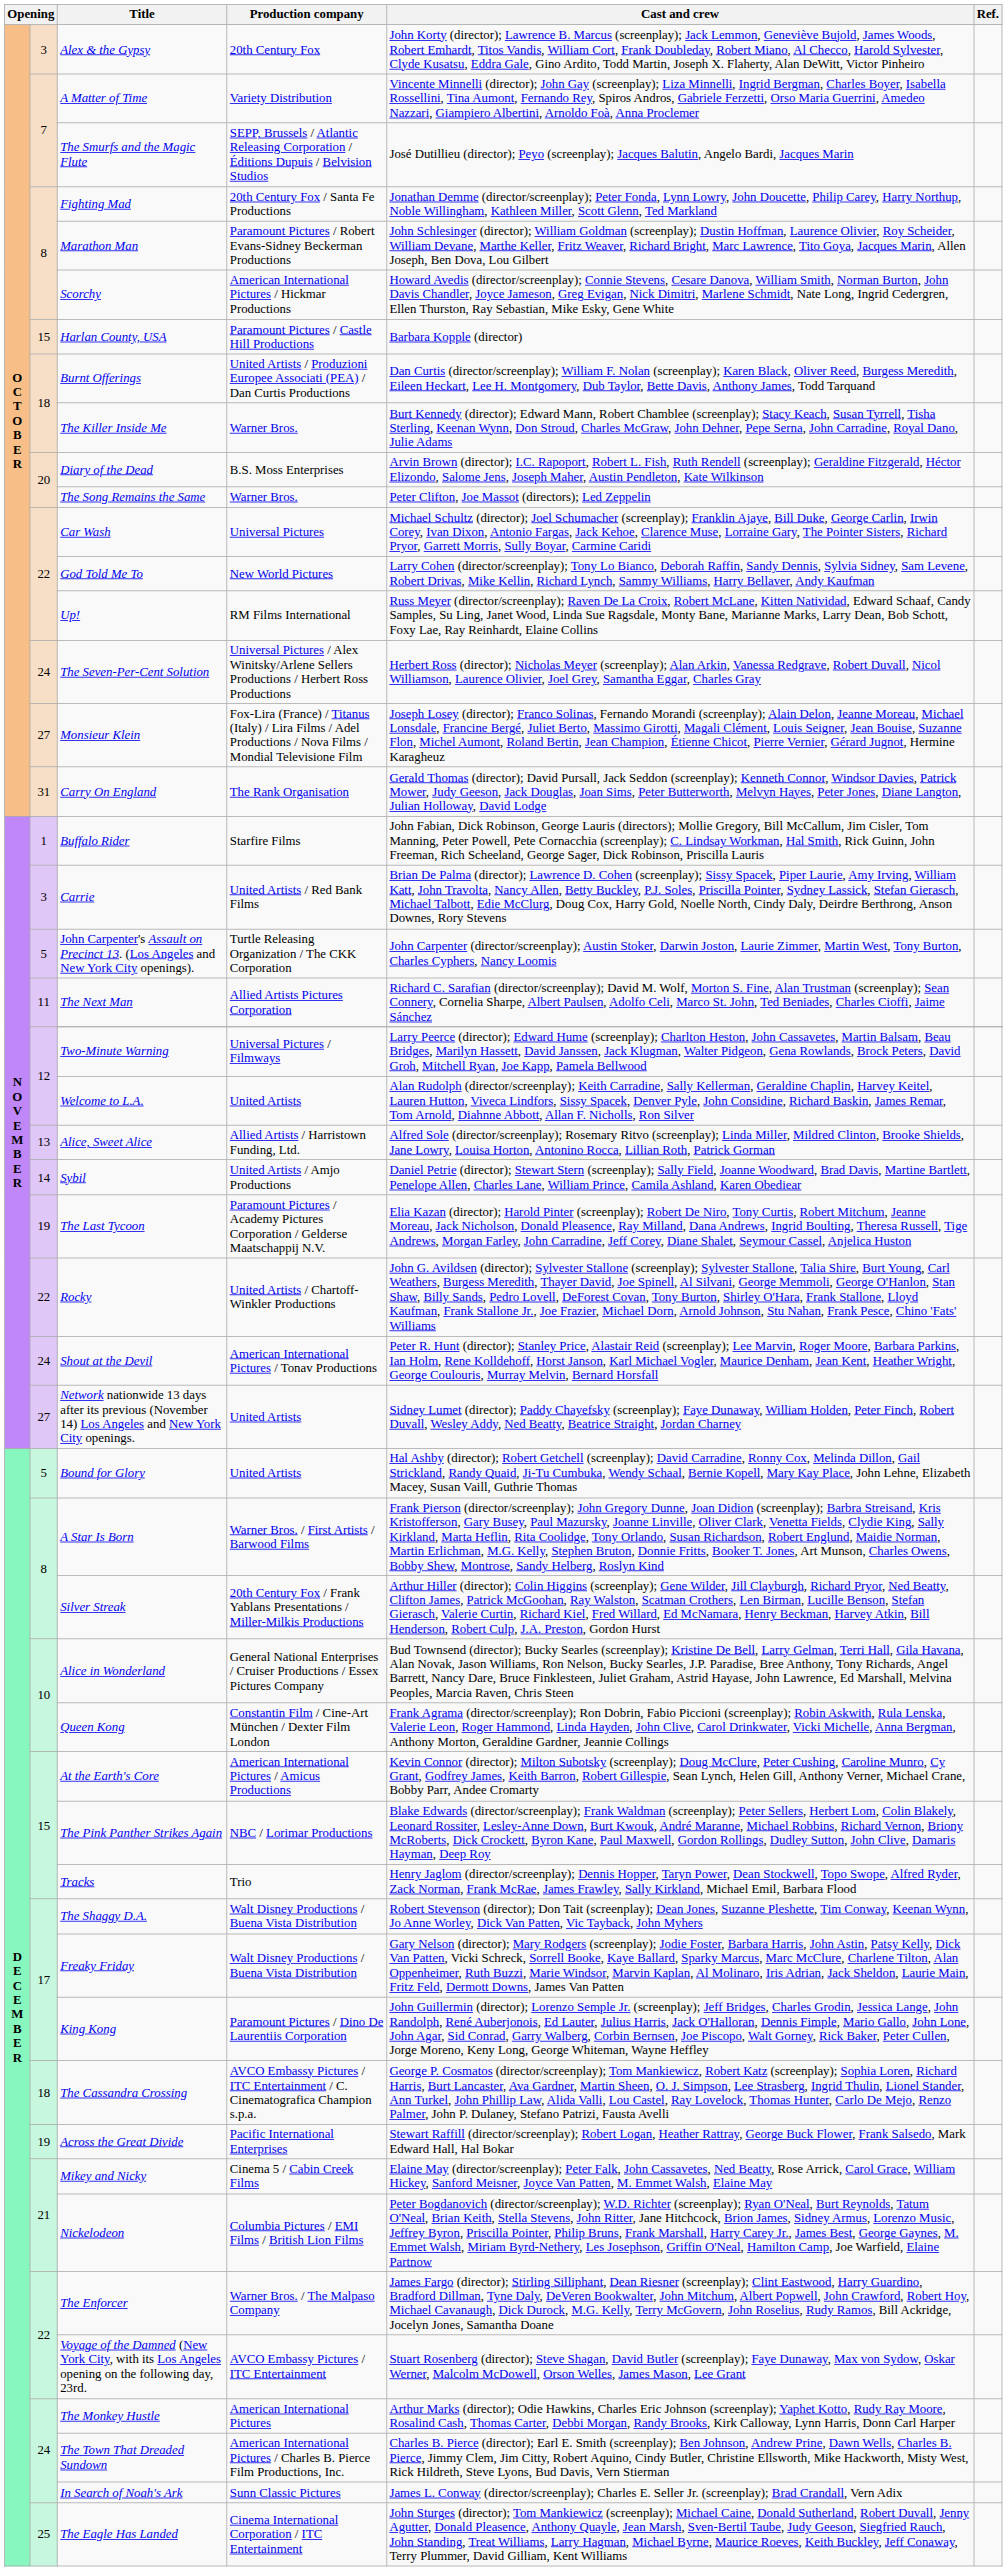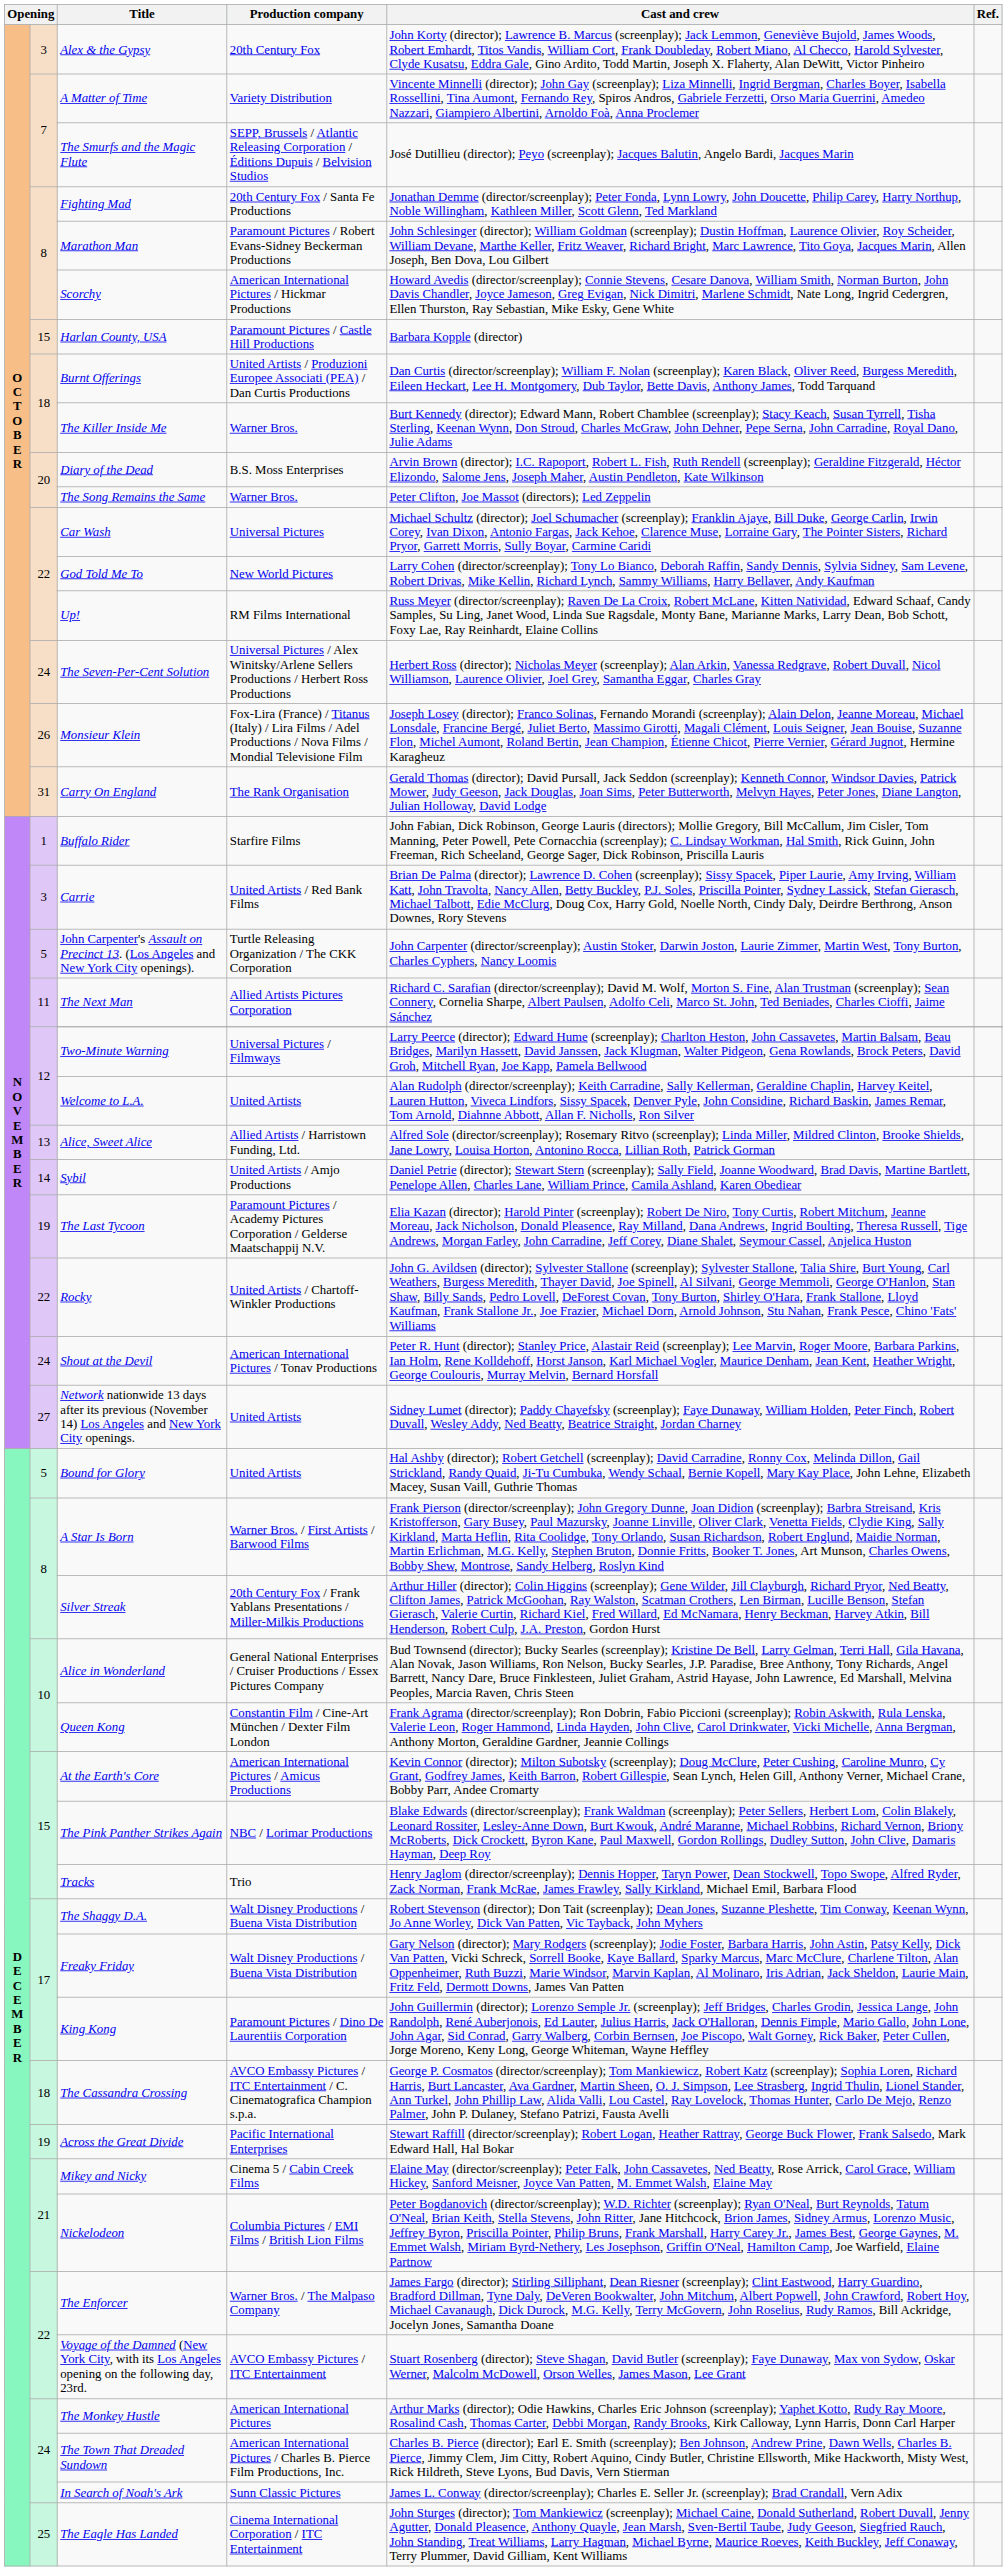(44, 735) 27 -> (44, 735) 26
